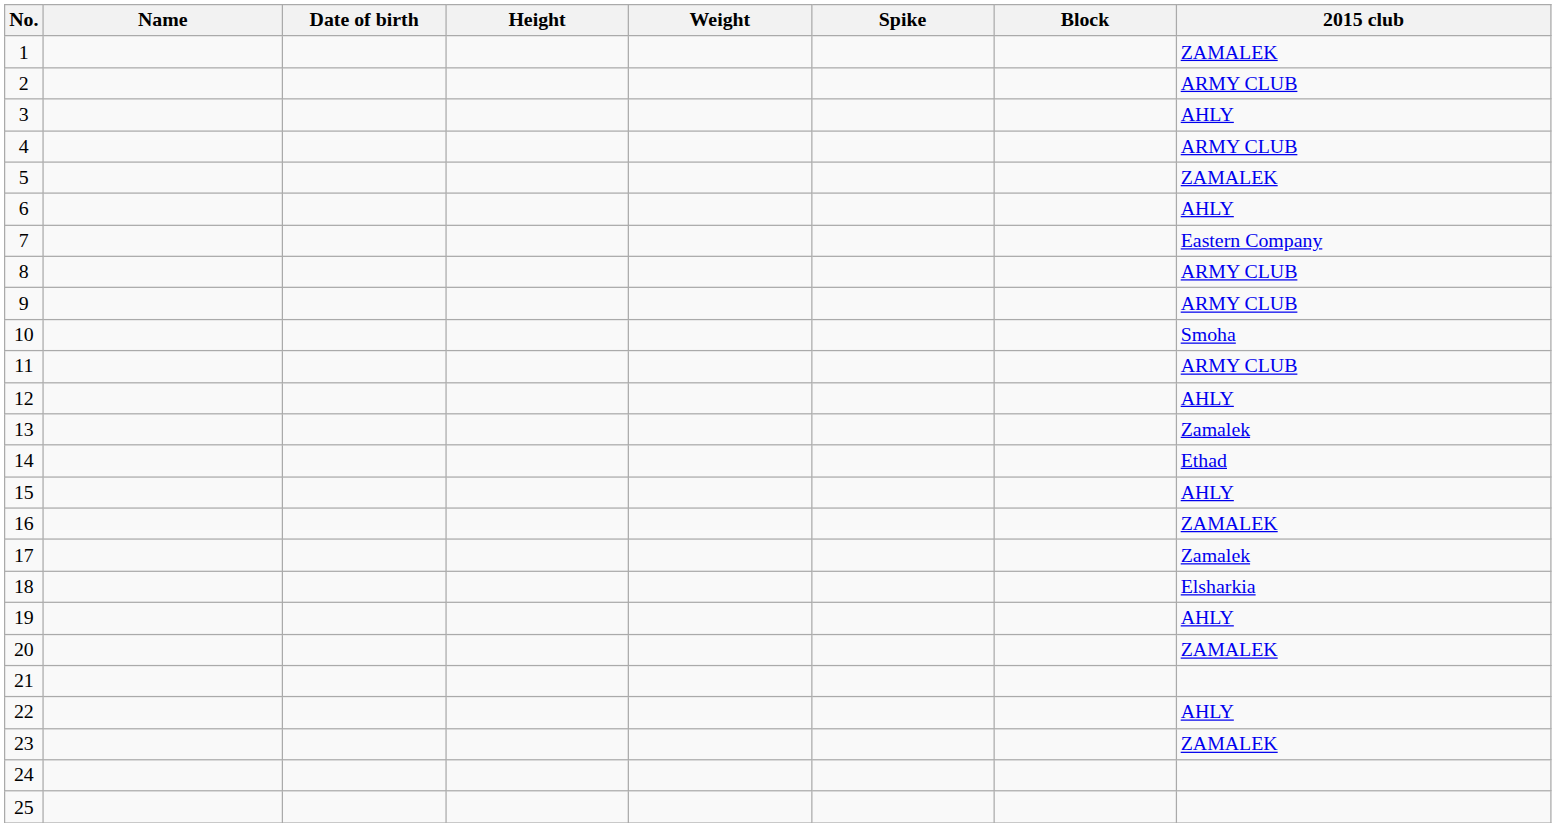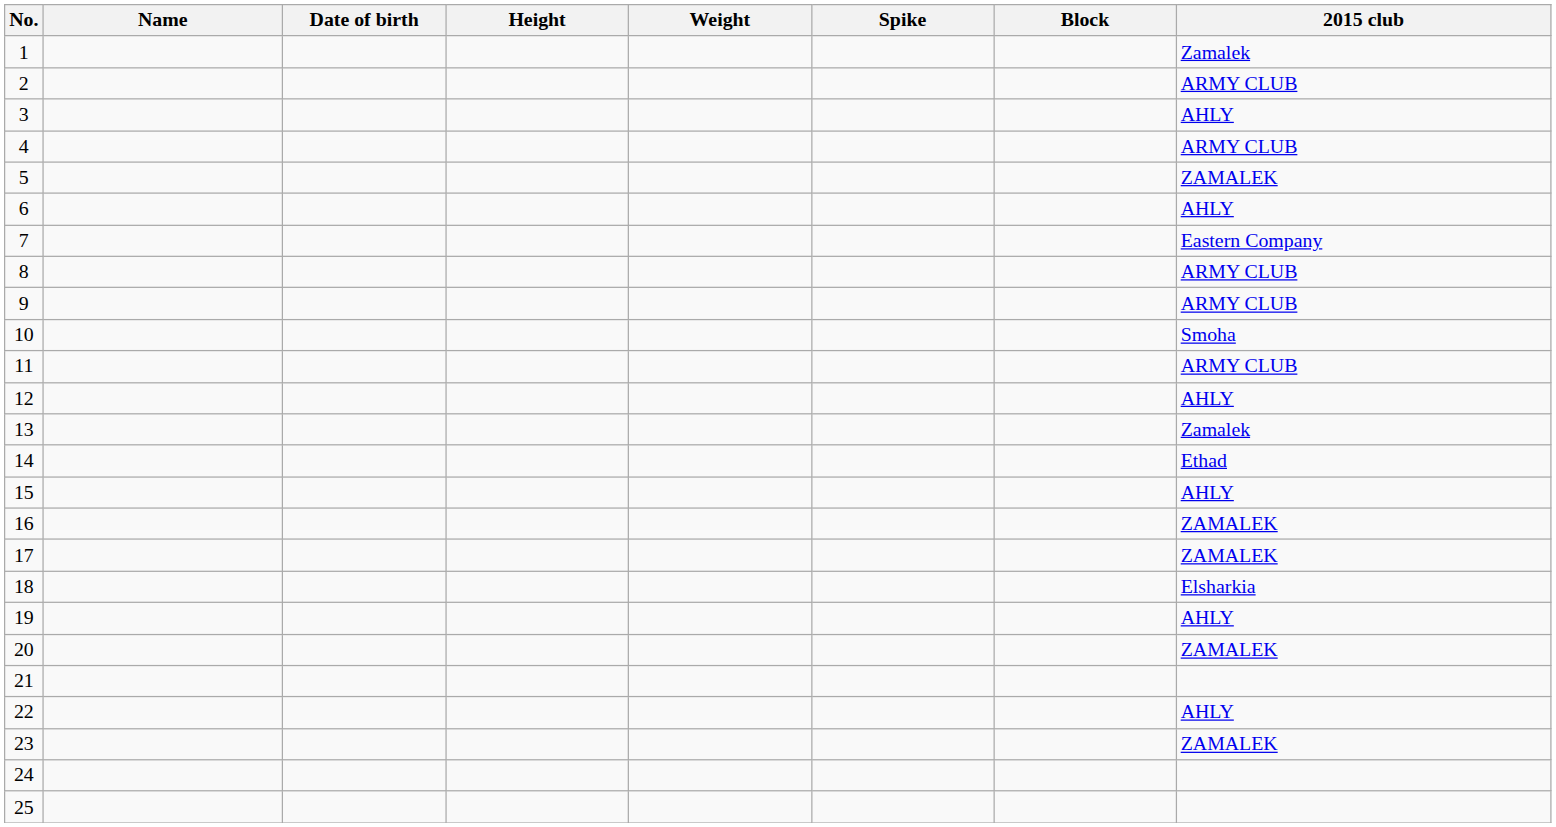(1229, 51) ZAMALEK -> (1215, 51) Zamalek
(1215, 555) Zamalek -> (1229, 555) ZAMALEK
